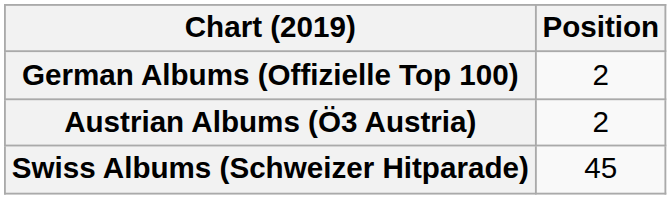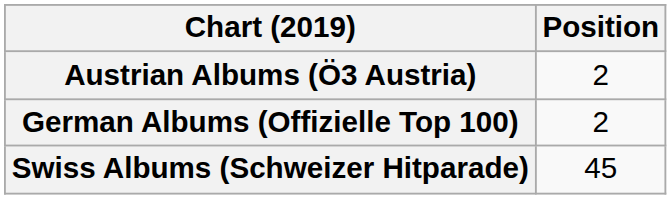rows swapped: (270, 121) <-> (270, 74)
